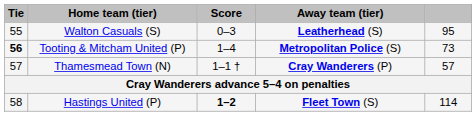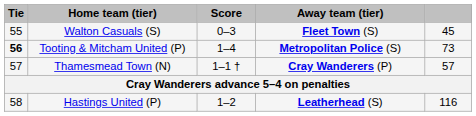(340, 31) Leatherhead (S) -> (340, 31) Fleet Town (S)
(448, 31) 95 -> (448, 31) 45
(226, 102) bold -> (226, 102) normal
(340, 102) Fleet Town (S) -> (340, 102) Leatherhead (S)
(448, 102) 114 -> (448, 102) 116
